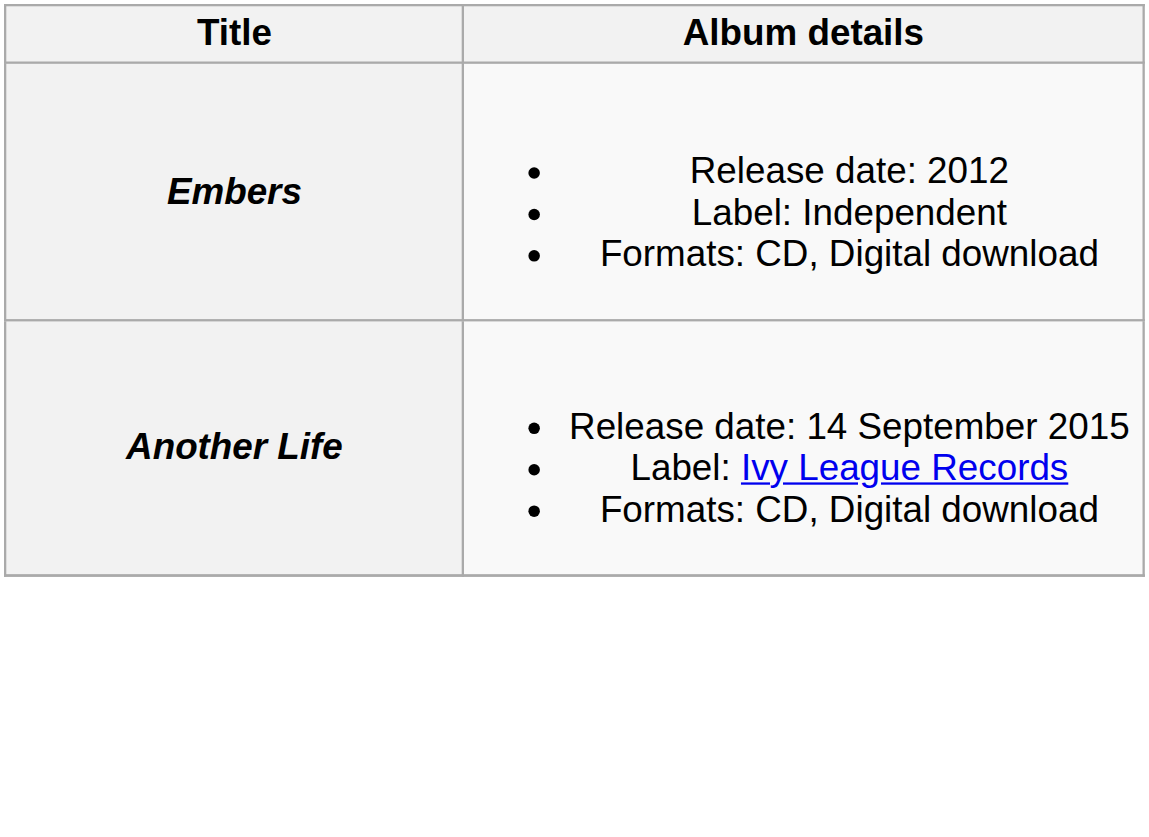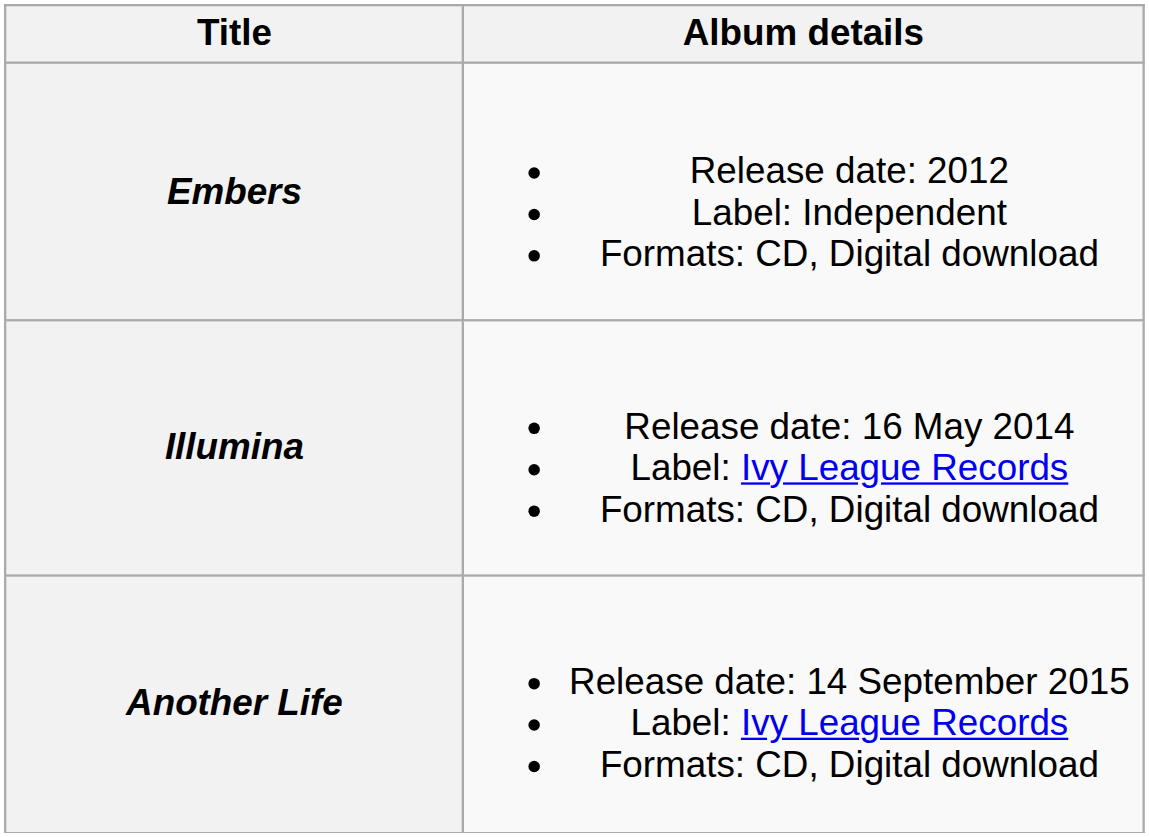+ row: (234, 447)
